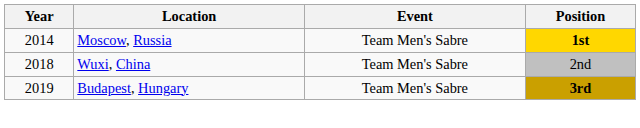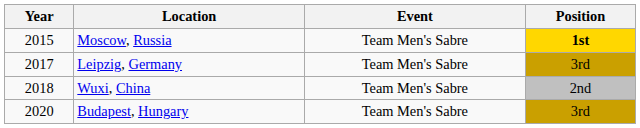(39, 40) 2014 -> (39, 40) 2015
+ row: (130, 64)
(39, 88) 2019 -> (39, 111) 2020
(580, 88) bold -> (580, 111) normal
